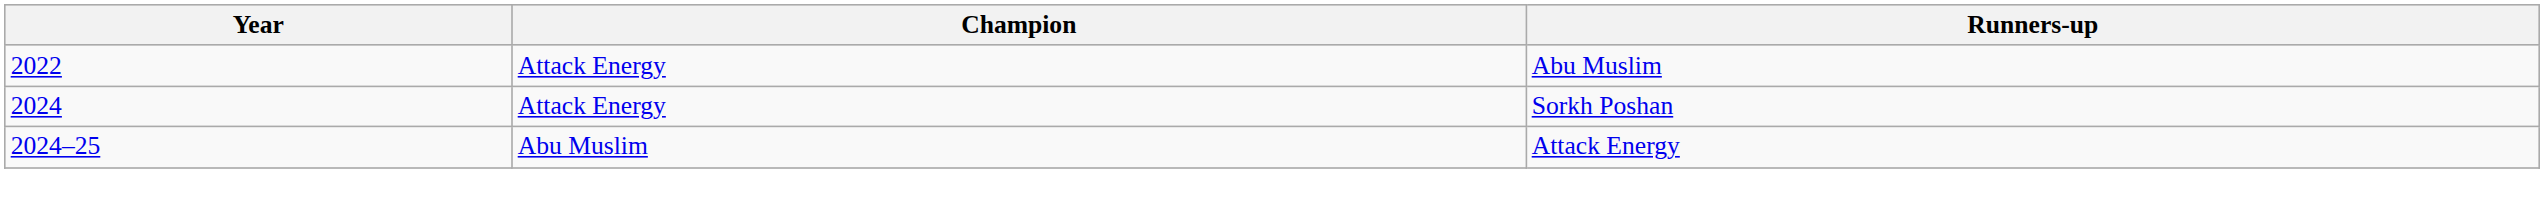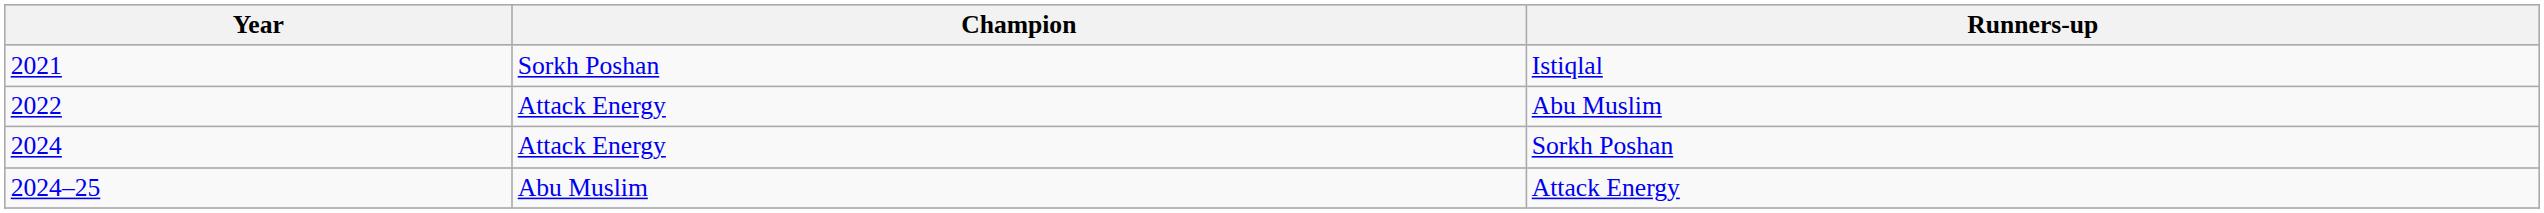+ row: (1567, 65)
